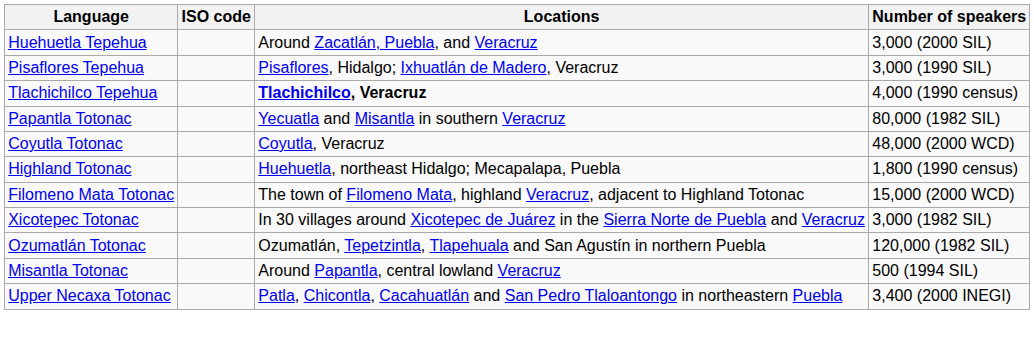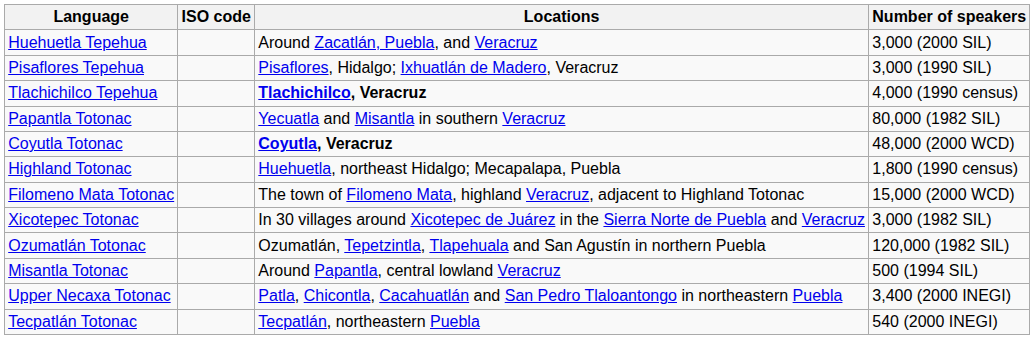(321, 144) normal -> (325, 144) bold
+ row: (73, 321)
